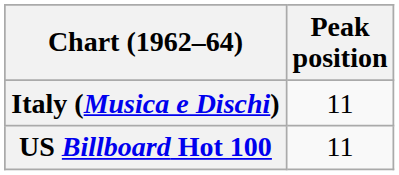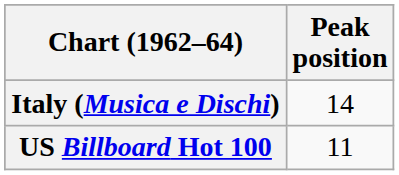(340, 102) 11 -> (340, 102) 14
